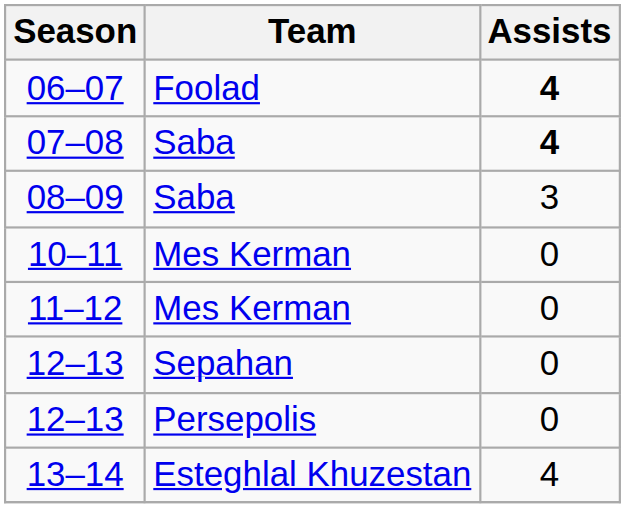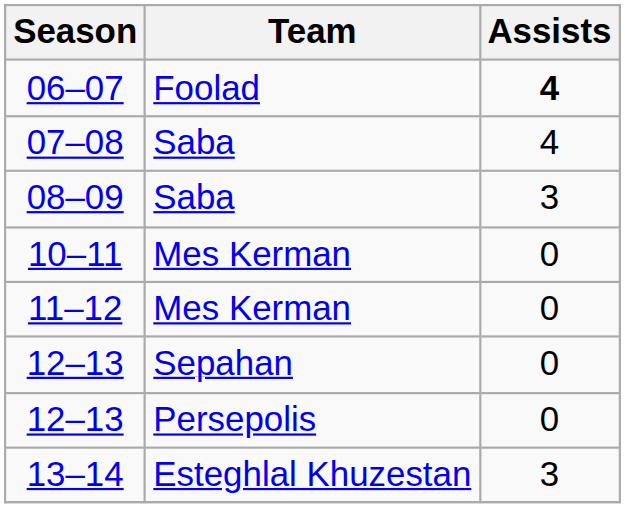(549, 142) bold -> (549, 142) normal
(549, 474) 4 -> (549, 474) 3
